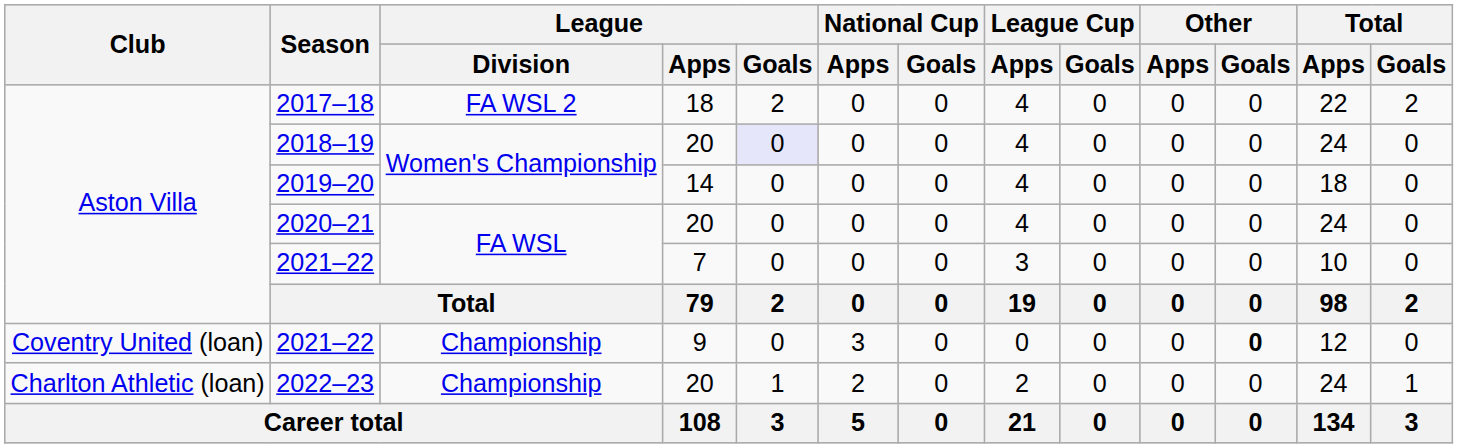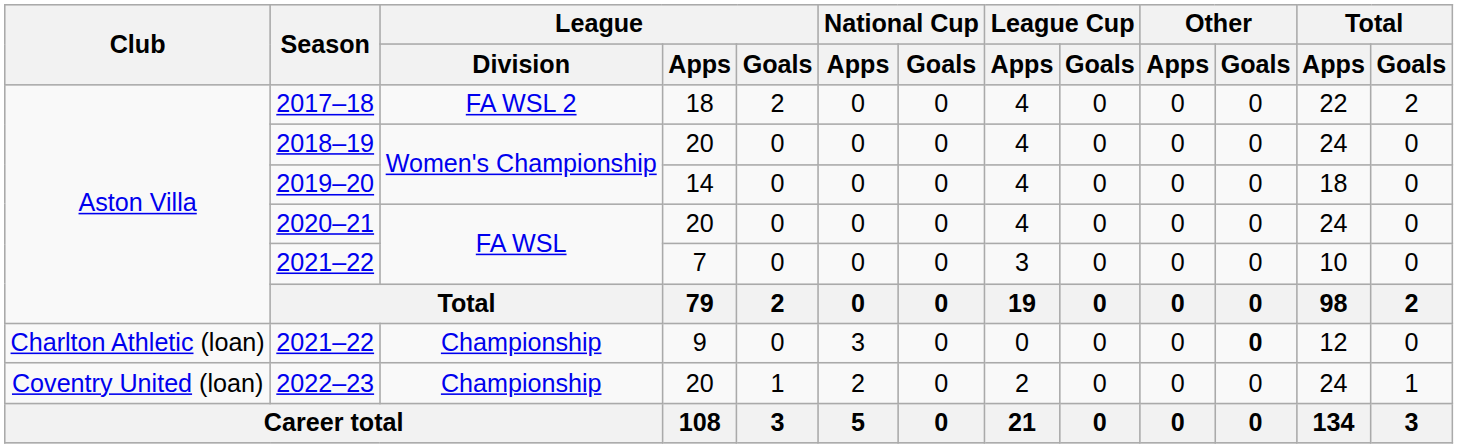(778, 143) lavender background -> (778, 143) no background
(138, 343) Coventry United (loan) -> (138, 343) Charlton Athletic (loan)
(138, 382) Charlton Athletic (loan) -> (138, 382) Coventry United (loan)
